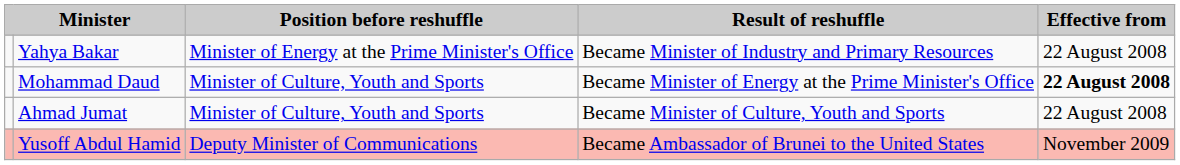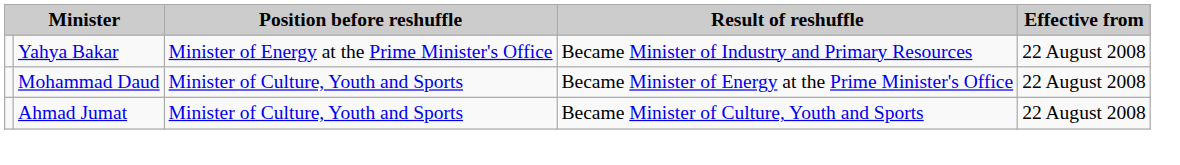(1106, 81) bold -> (1084, 81) normal
- row: (99, 143)
